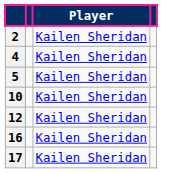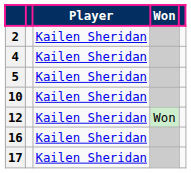+ column: (165, 15)
